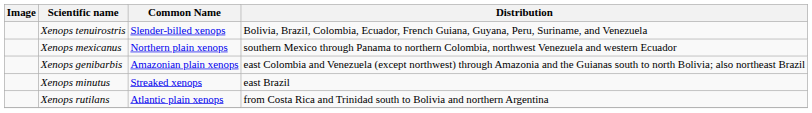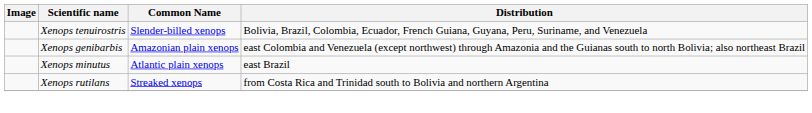- row: (81, 47)
(166, 82) Streaked xenops -> (177, 64) Atlantic plain xenops
(177, 99) Atlantic plain xenops -> (166, 82) Streaked xenops
